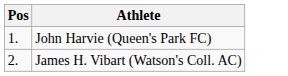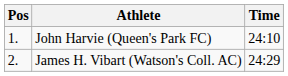+ column: (264, 15)
